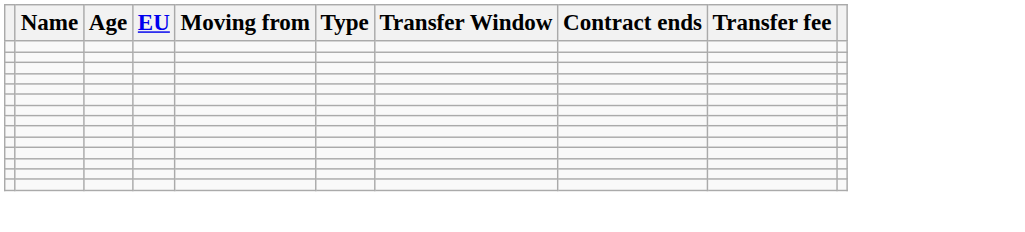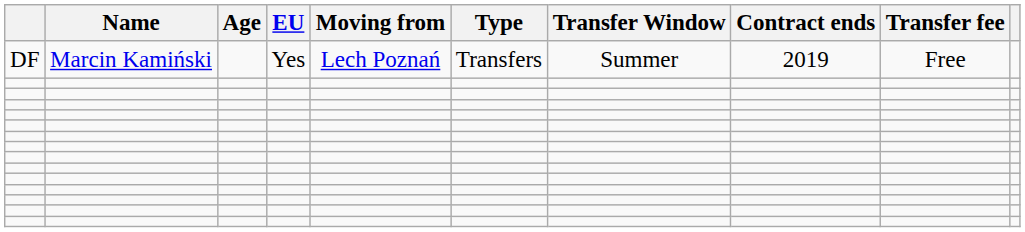+ row: (25, 59)
